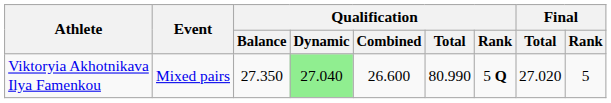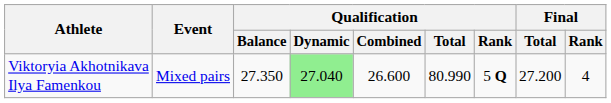(540, 76) 27.020 -> (540, 76) 27.200
(586, 76) 5 -> (586, 76) 4
